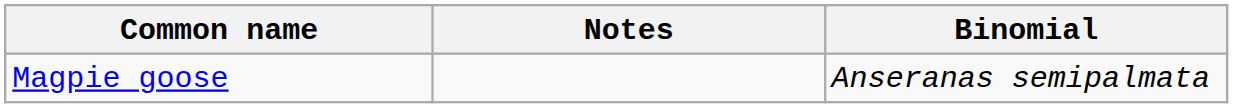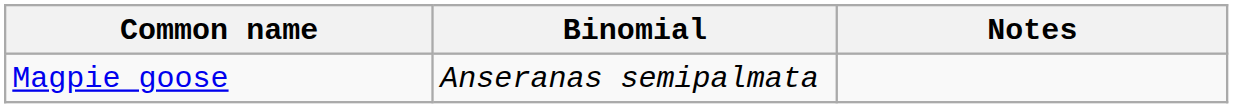columns swapped: (1026, 30) <-> (629, 30)
